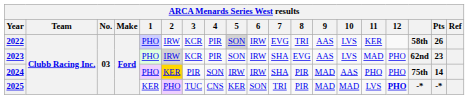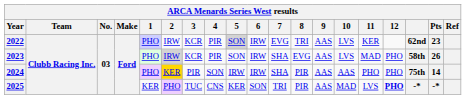(420, 41) 58th -> (417, 41) 62nd
(439, 41) 26 -> (436, 41) 23
(420, 56) 62nd -> (417, 56) 58th
(439, 56) 23 -> (436, 56) 26
(325, 71) MAD -> (323, 71) AAS
(325, 86) MAD -> (323, 86) AAS
